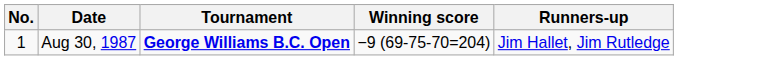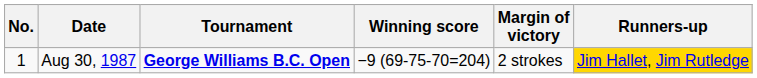+ column: (534, 26)
(584, 43) no background -> (663, 60) gold background
